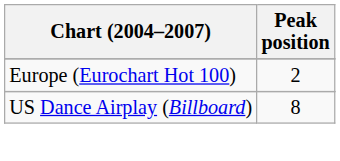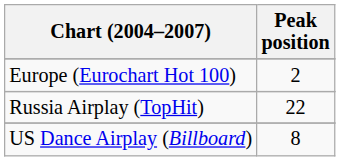+ row: (107, 107)
